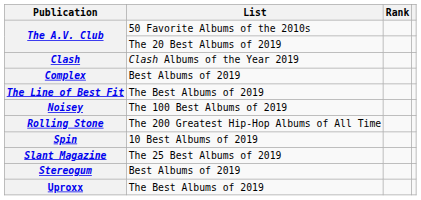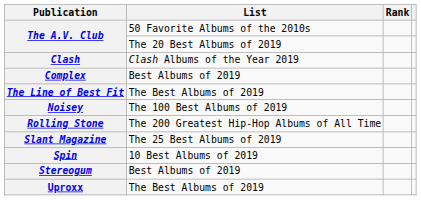rows swapped: (65, 155) <-> (65, 139)
